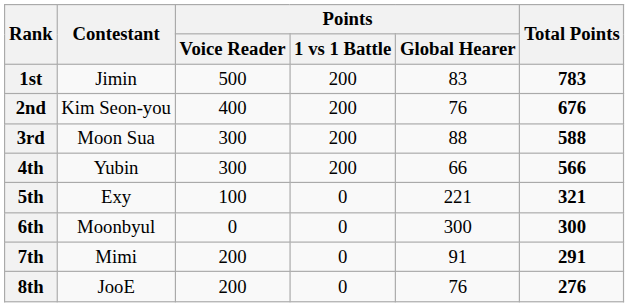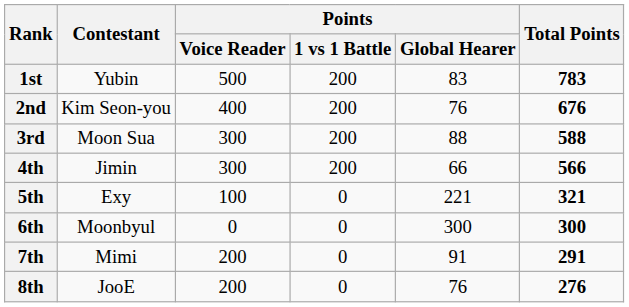(116, 78) Jimin -> (116, 78) Yubin
(116, 167) Yubin -> (116, 167) Jimin
